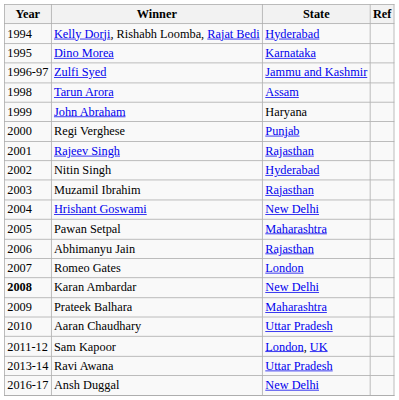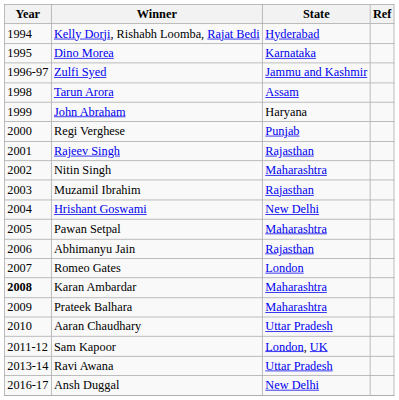(292, 170) Hyderabad -> (296, 170) Maharashtra
(292, 287) New Delhi -> (296, 287) Maharashtra
